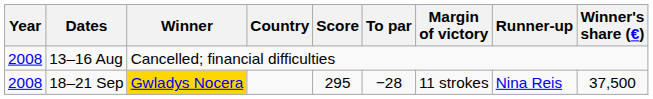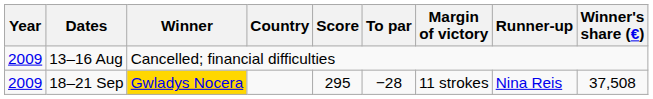(25, 58) 2008 -> (25, 58) 2009
(25, 83) 2008 -> (25, 83) 2009
(612, 83) 37,500 -> (612, 83) 37,508
